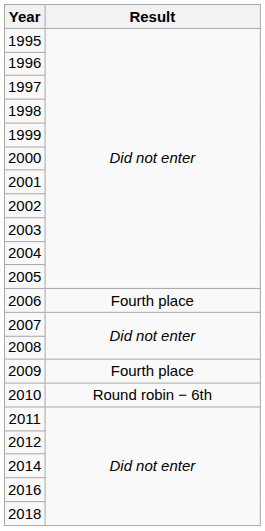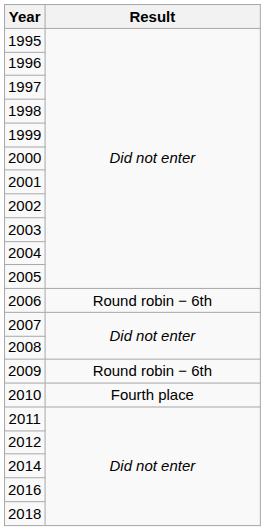(152, 301) Fourth place -> (152, 301) Round robin − 6th
(152, 372) Fourth place -> (152, 372) Round robin − 6th
(152, 395) Round robin − 6th -> (152, 395) Fourth place
